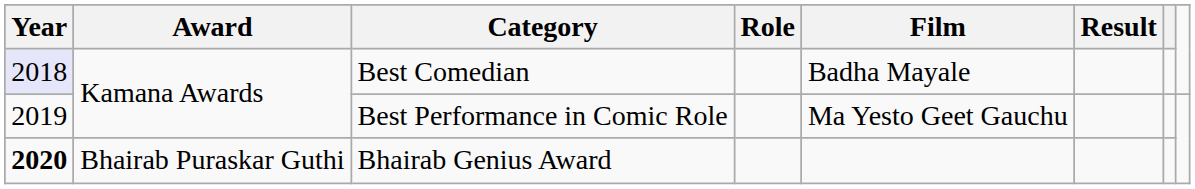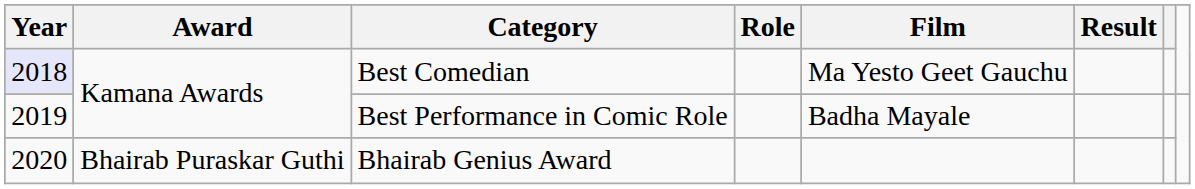(889, 71) Badha Mayale -> (938, 71) Ma Yesto Geet Gauchu
(938, 115) Ma Yesto Geet Gauchu -> (889, 115) Badha Mayale
(39, 159) bold -> (39, 159) normal
